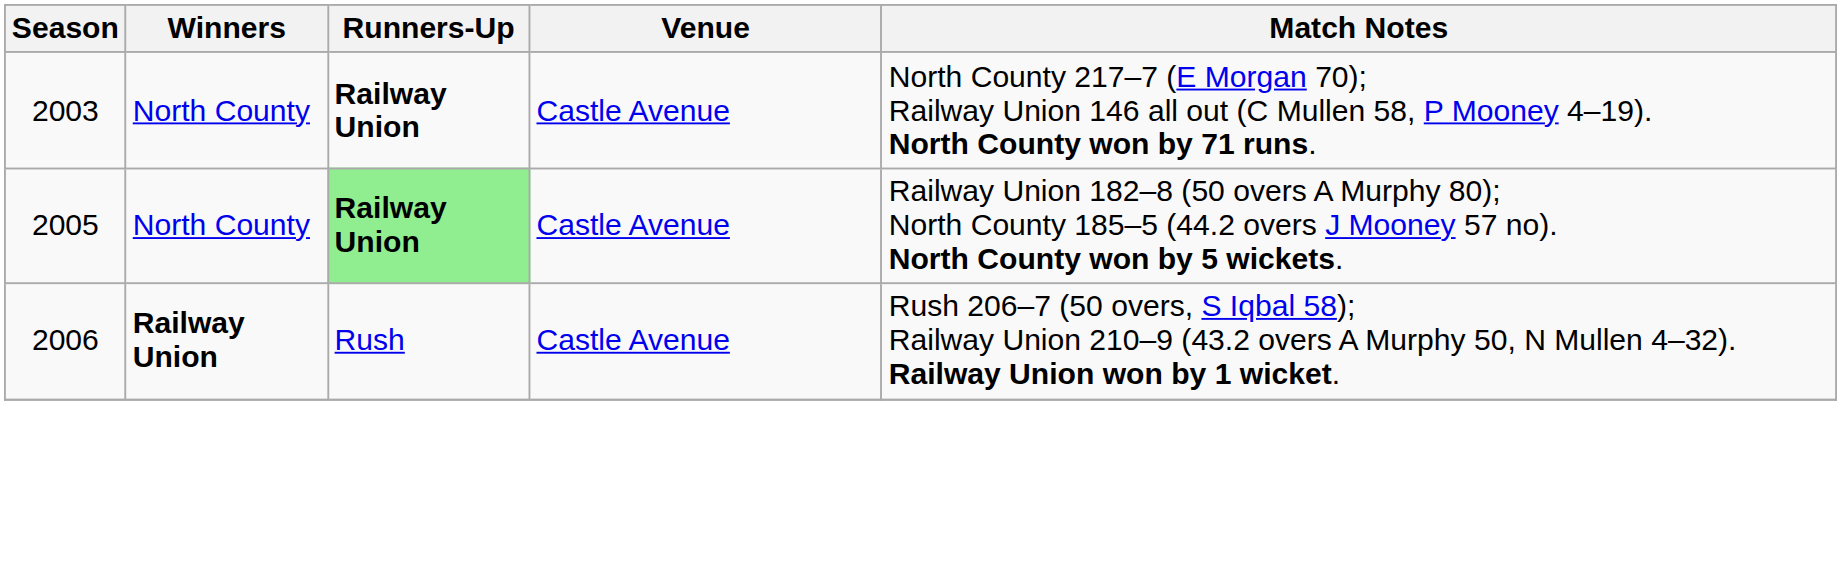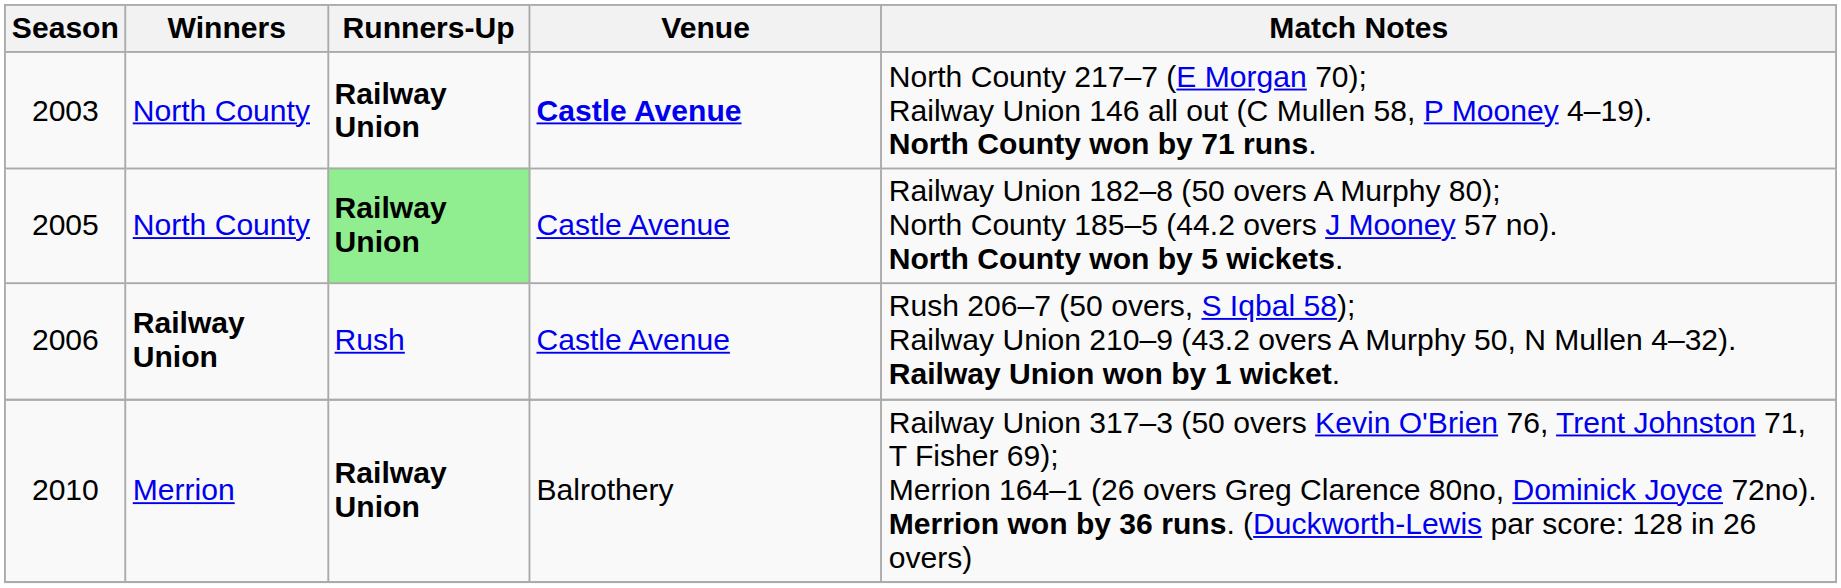(633, 109) normal -> (639, 109) bold
+ row: (65, 489)
